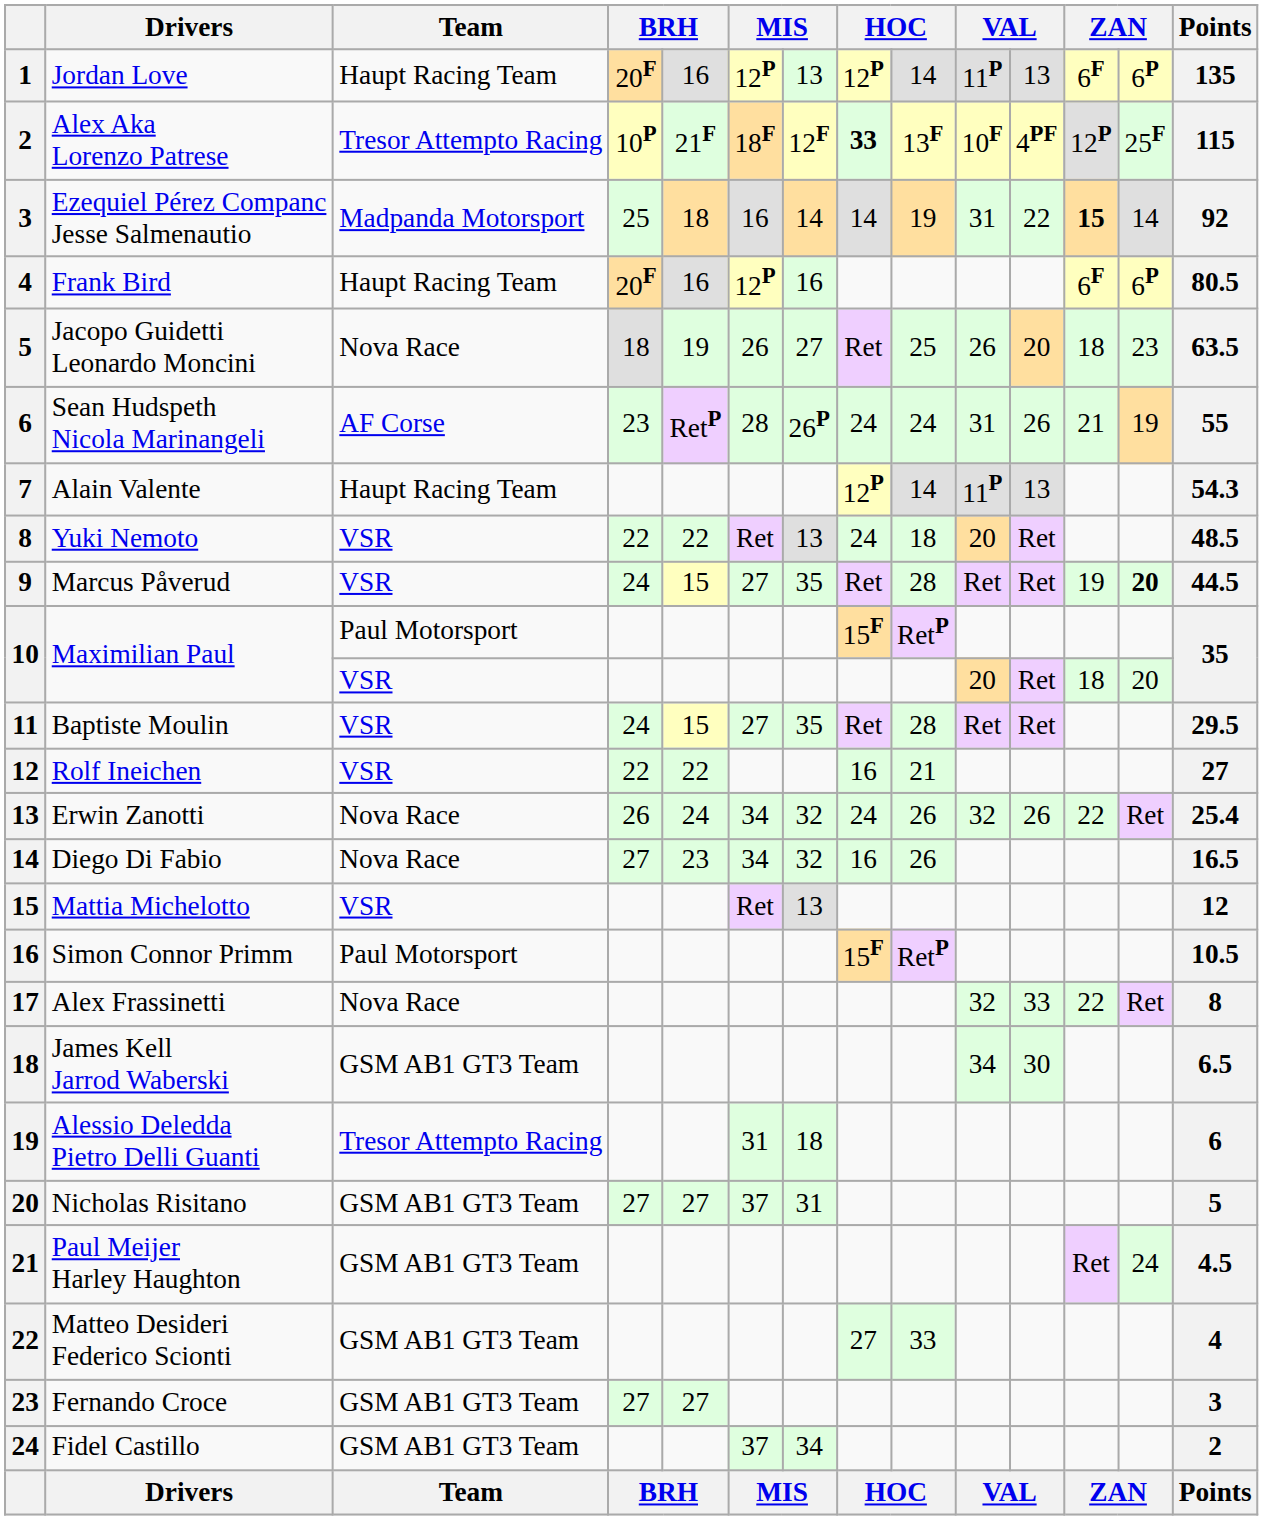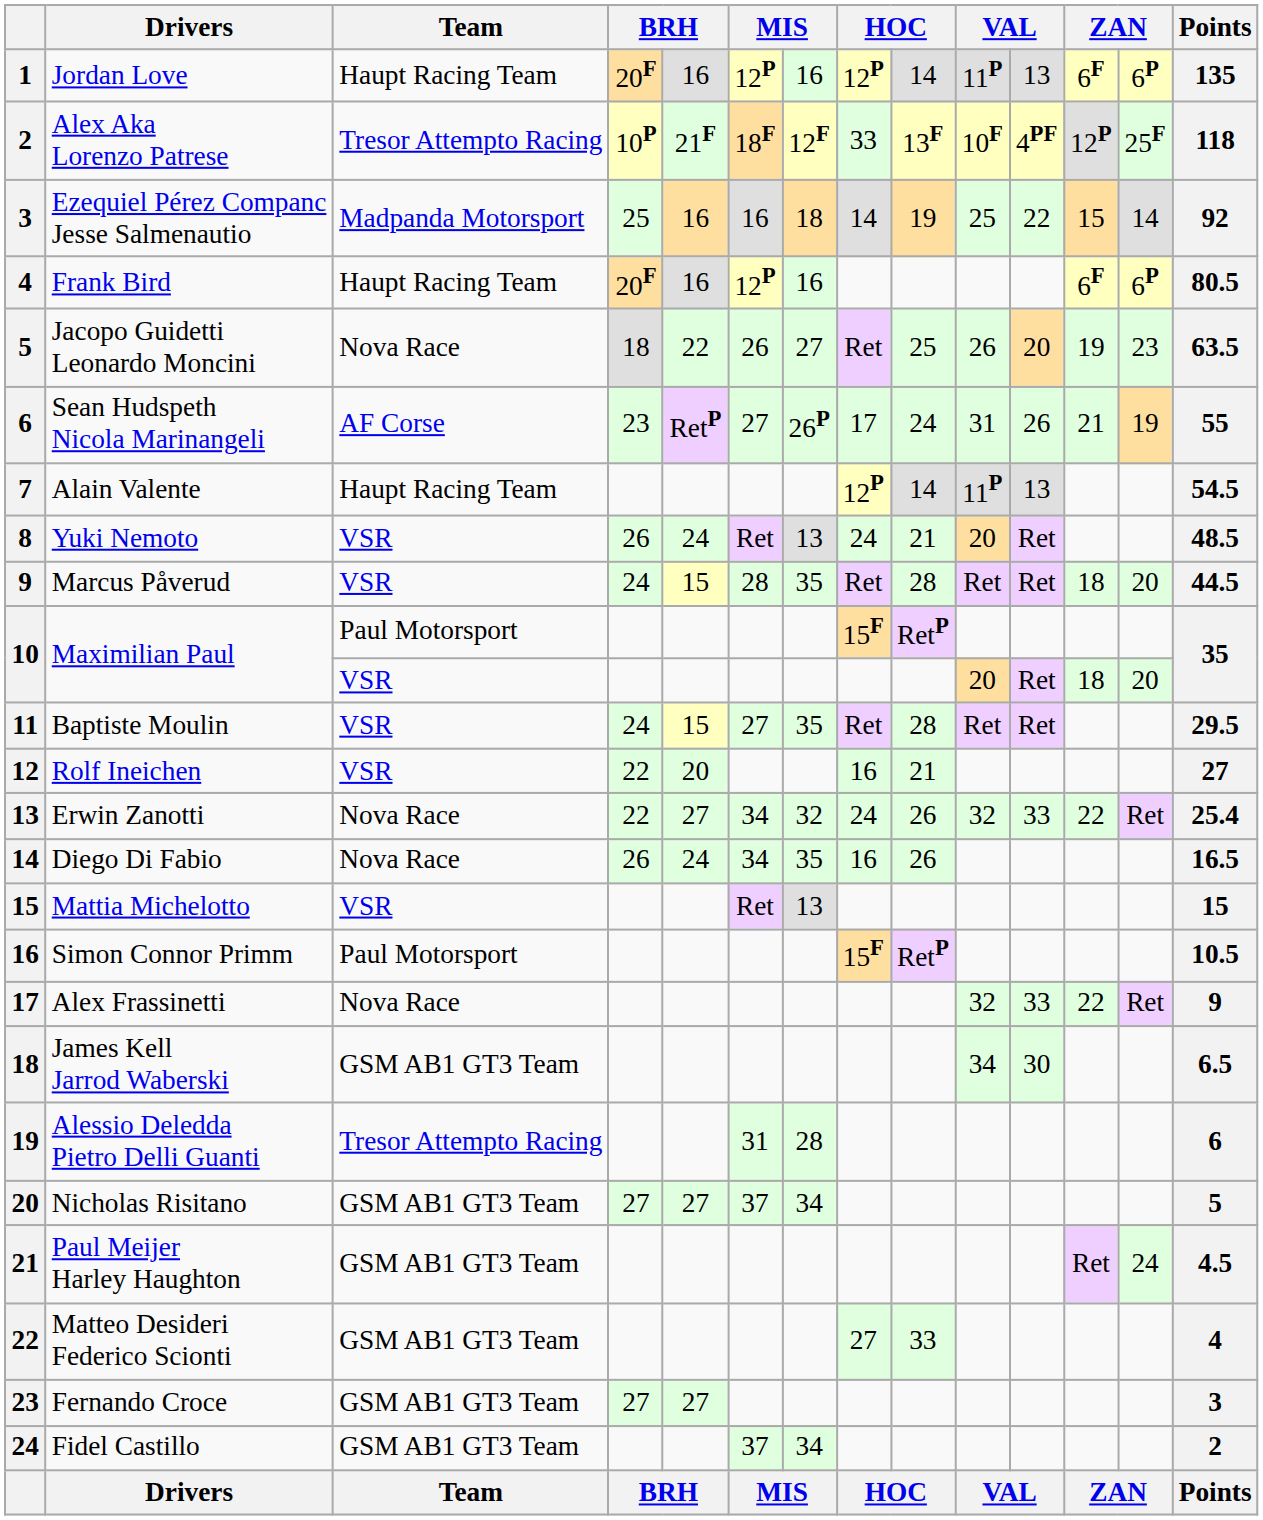(809, 75) 13 -> (809, 75) 16
(863, 140) bold -> (863, 140) normal
(1215, 140) 115 -> (1215, 140) 118
(696, 217) 18 -> (696, 217) 16
(809, 217) 14 -> (809, 217) 18
(982, 217) 31 -> (982, 217) 25
(1091, 217) bold -> (1091, 217) normal
(696, 346) 19 -> (696, 346) 22
(1091, 346) 18 -> (1091, 346) 19
(755, 423) 28 -> (755, 423) 27
(863, 423) 24 -> (863, 423) 17
(1215, 488) 54.3 -> (1215, 488) 54.5
(636, 537) 22 -> (636, 537) 26
(696, 537) 22 -> (696, 537) 24
(923, 537) 18 -> (923, 537) 21
(755, 582) 27 -> (755, 582) 28
(1091, 582) 19 -> (1091, 582) 18
(1145, 582) bold -> (1145, 582) normal
(696, 769) 22 -> (696, 769) 20
(636, 815) 26 -> (636, 815) 22
(696, 815) 24 -> (696, 815) 27
(1037, 815) 26 -> (1037, 815) 33
(636, 860) 27 -> (636, 860) 26
(696, 860) 23 -> (696, 860) 24
(809, 860) 32 -> (809, 860) 35
(1215, 905) 12 -> (1215, 905) 15
(1215, 1002) 8 -> (1215, 1002) 9
(809, 1140) 18 -> (809, 1140) 28
(809, 1202) 31 -> (809, 1202) 34
